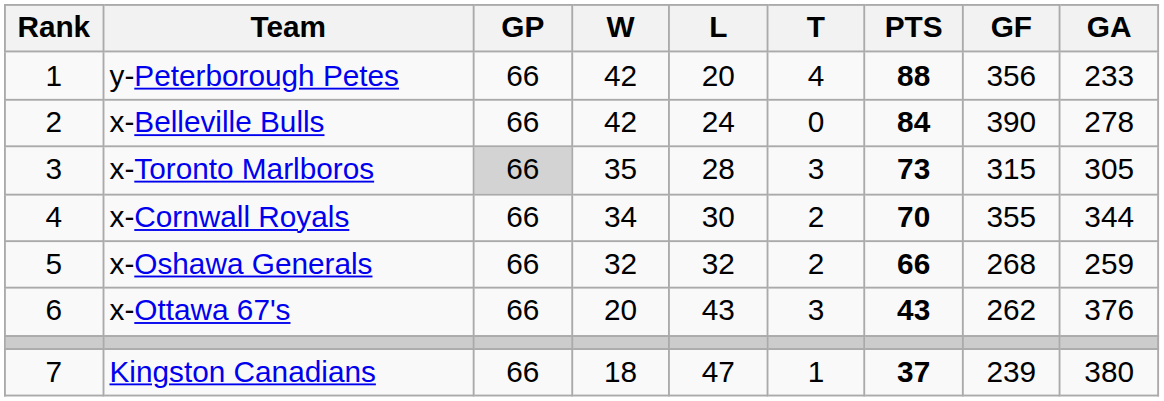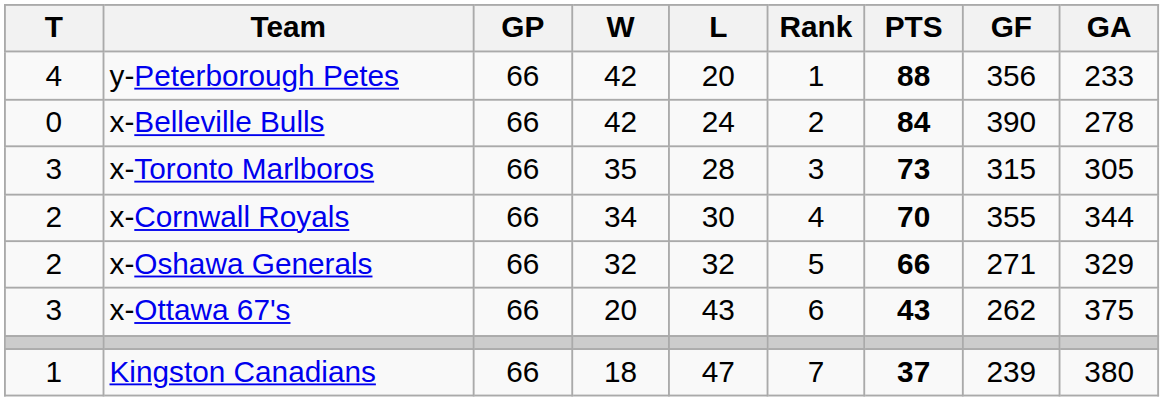columns swapped: (54, 28) <-> (816, 28)
(523, 169) lightgrey background -> (523, 169) no background
(1011, 264) 268 -> (1011, 264) 271
(1109, 264) 259 -> (1109, 264) 329
(1109, 311) 376 -> (1109, 311) 375
